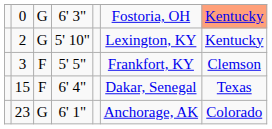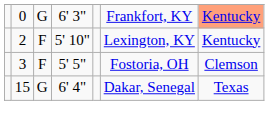(151, 16) Fostoria, OH -> (149, 16) Frankfort, KY
(42, 40) G -> (42, 40) F
(151, 64) Frankfort, KY -> (149, 64) Fostoria, OH
(42, 87) F -> (42, 87) G
- row: (22, 111)
